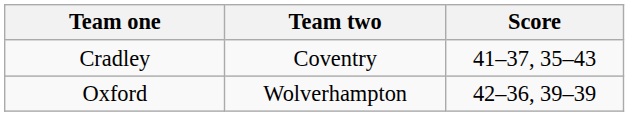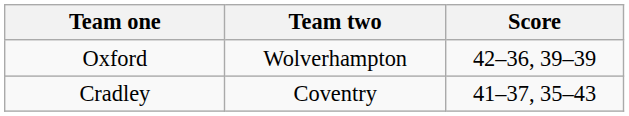rows swapped: (115, 93) <-> (115, 57)
